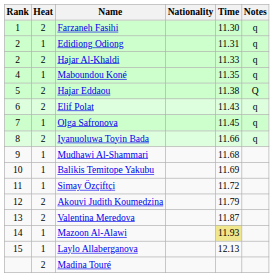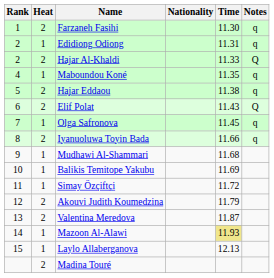(255, 59) q -> (255, 59) Q
(255, 91) Q -> (255, 91) q
(255, 107) q -> (255, 107) Q
